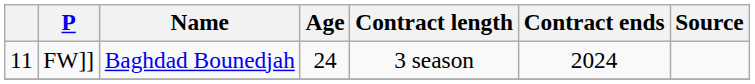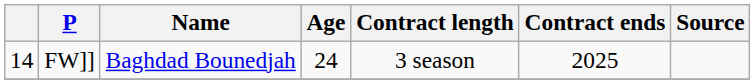(21, 60) 11 -> (22, 60) 14
(594, 60) 2024 -> (595, 60) 2025
